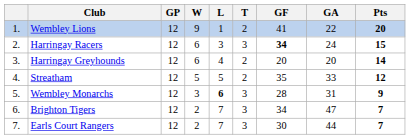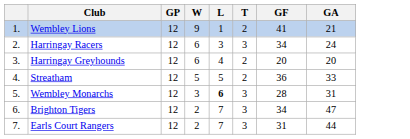- column: (380, 12)
(331, 28) 22 -> (331, 28) 21
(281, 45) bold -> (281, 45) normal
(281, 77) 35 -> (281, 77) 36
(281, 126) 30 -> (281, 126) 31
